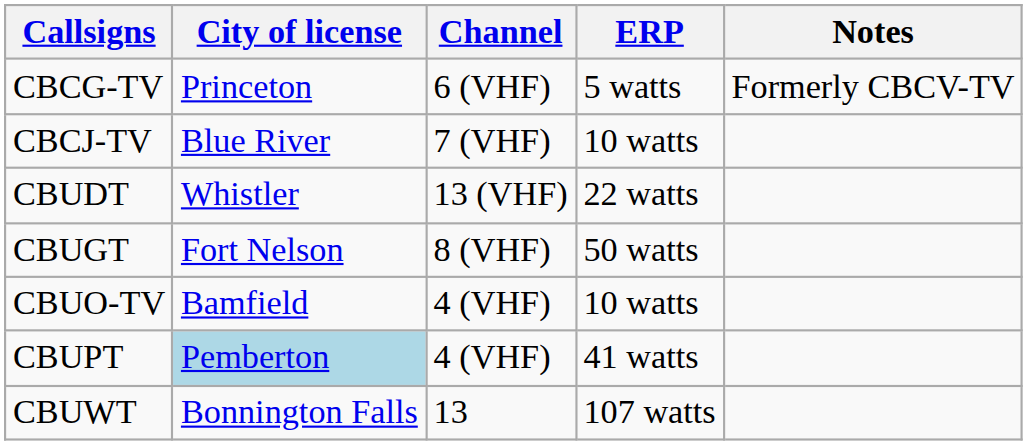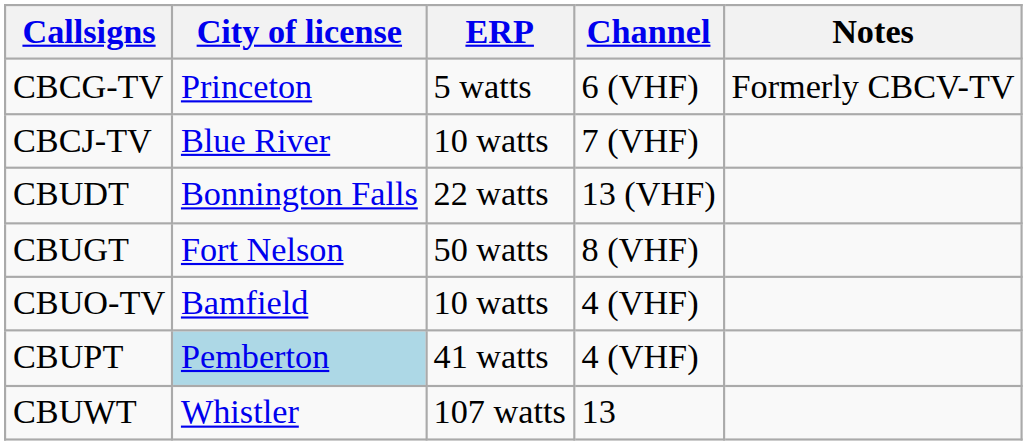columns swapped: (501, 31) <-> (650, 31)
(240, 194) Whistler -> (299, 194) Bonnington Falls
(299, 411) Bonnington Falls -> (240, 411) Whistler
